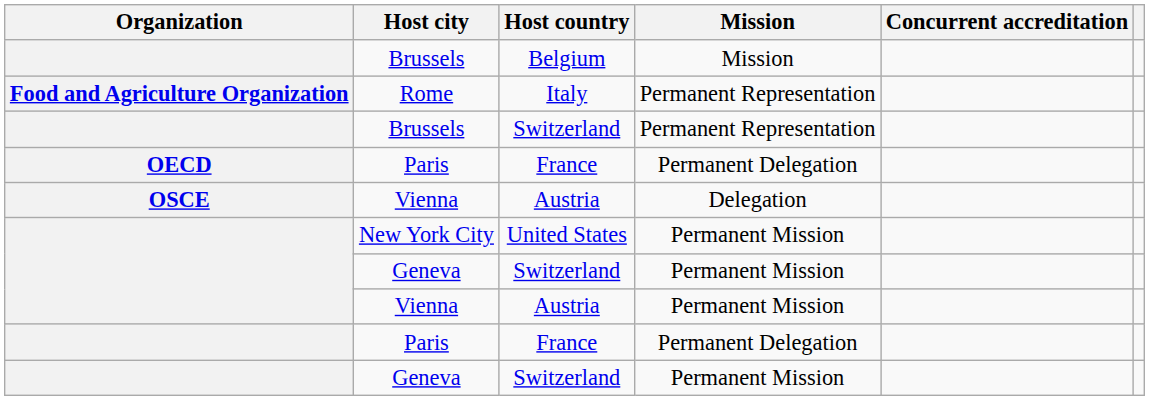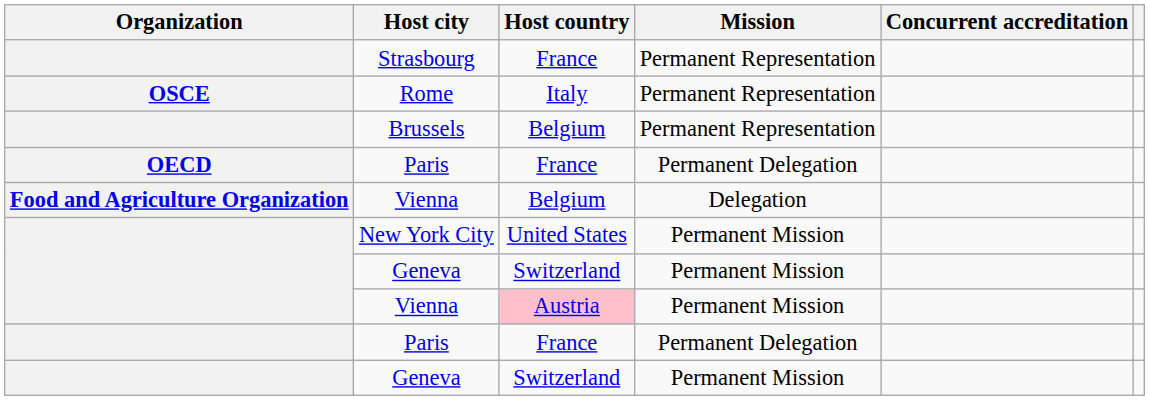+ row: (426, 57)
- row: (426, 57)
(179, 93) Food and Agriculture Organization -> (179, 93) OSCE
(567, 128) Switzerland -> (567, 128) Belgium
(179, 199) OSCE -> (179, 199) Food and Agriculture Organization
(567, 199) Austria -> (567, 199) Belgium
(567, 306) no background -> (567, 306) pink background
